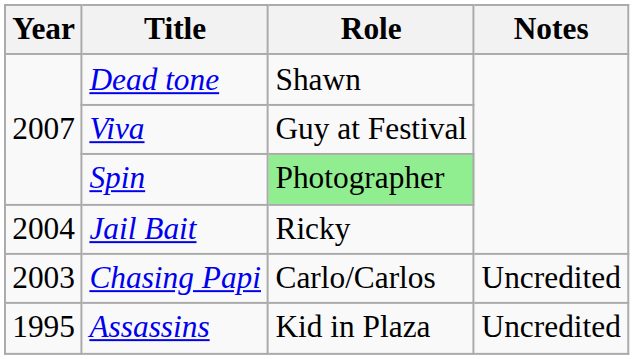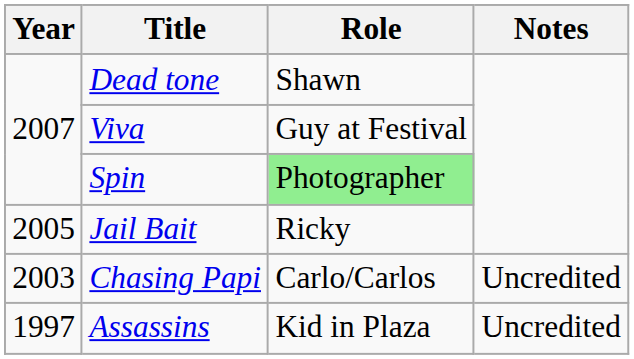(44, 228) 2004 -> (44, 228) 2005
(44, 327) 1995 -> (44, 327) 1997
